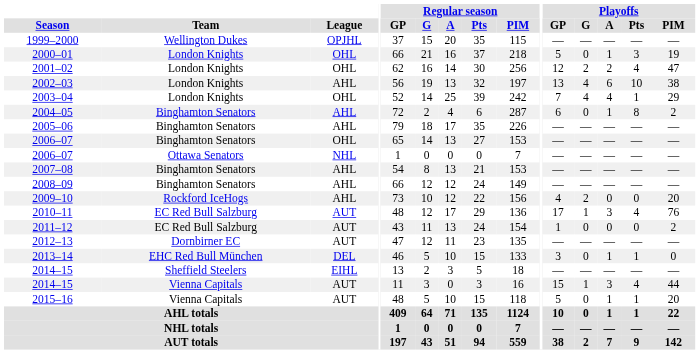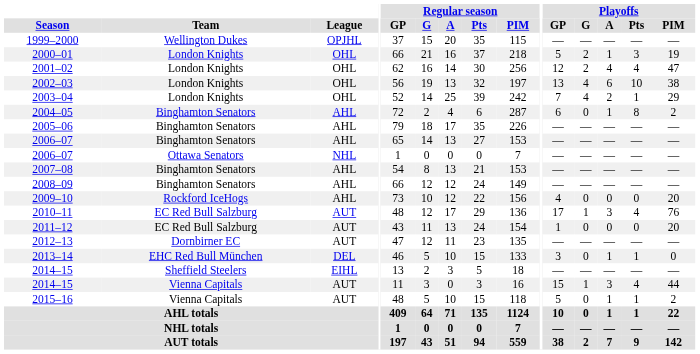(586, 54) 0 -> (586, 54) 2
(609, 68) 2 -> (609, 68) 4
(344, 83) AHL -> (344, 83) OHL
(609, 97) 4 -> (609, 97) 2
(344, 140) OHL -> (344, 140) AHL
(586, 198) 2 -> (586, 198) 0
(673, 227) 2 -> (673, 227) 20
(673, 299) 20 -> (673, 299) 2
